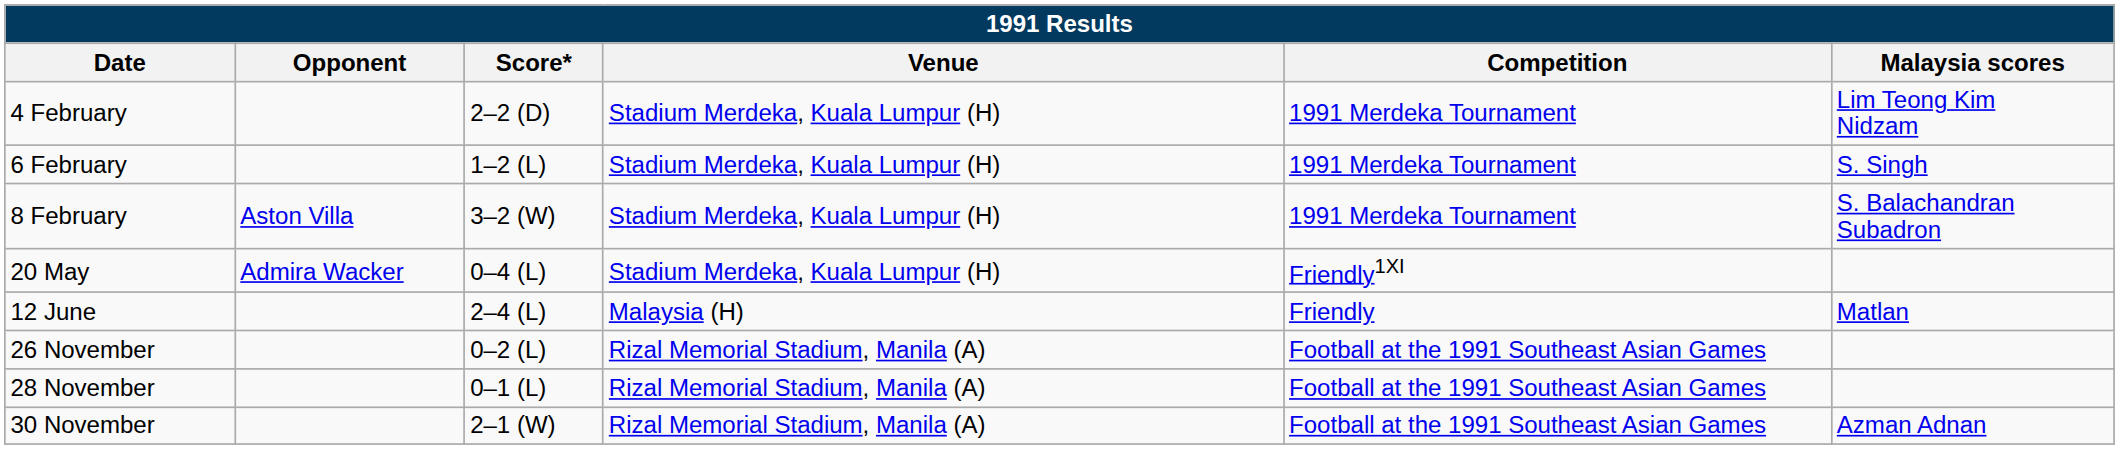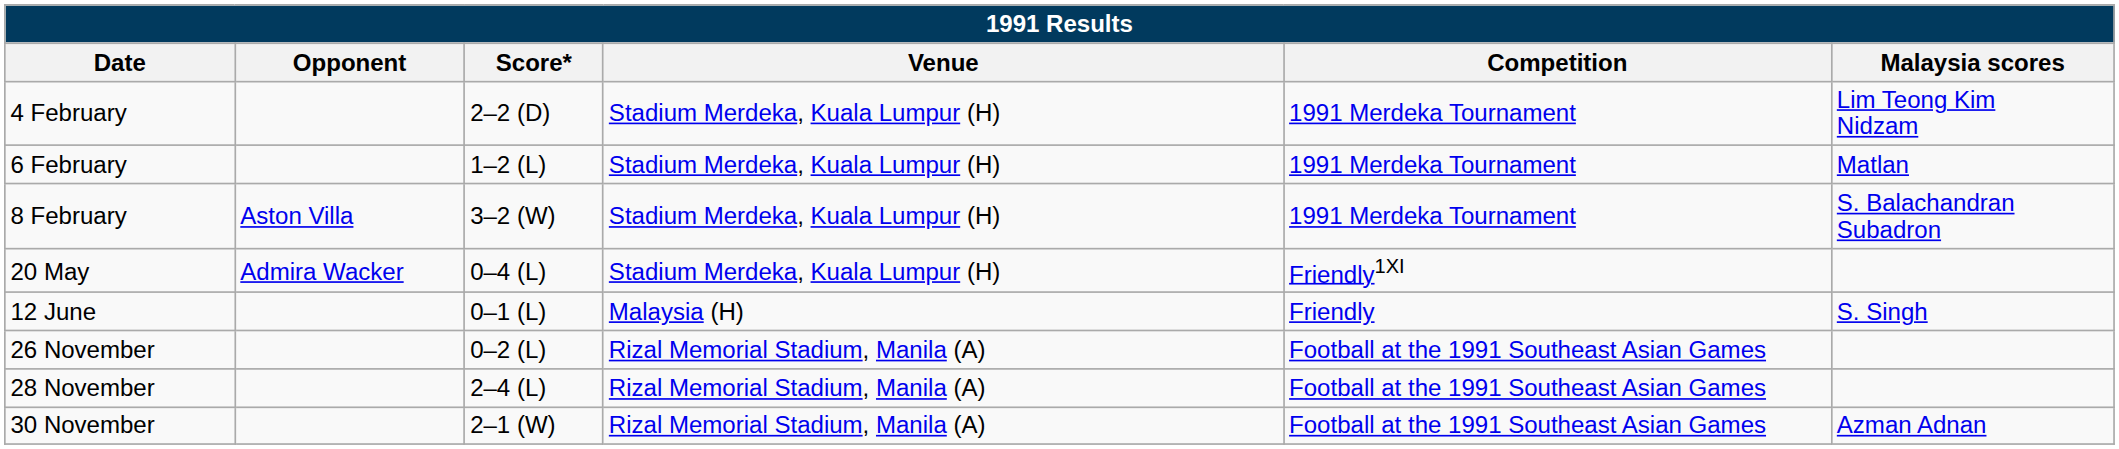(1882, 165) S. Singh -> (1873, 165) Matlan
(508, 312) 2–4 (L) -> (508, 312) 0–1 (L)
(1873, 312) Matlan -> (1882, 312) S. Singh
(508, 388) 0–1 (L) -> (508, 388) 2–4 (L)
